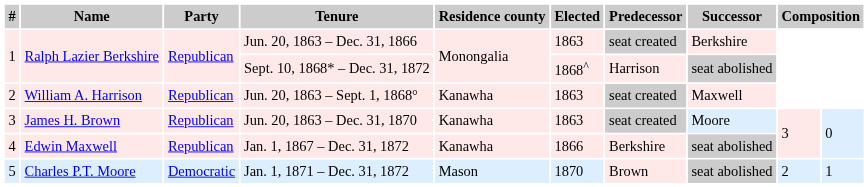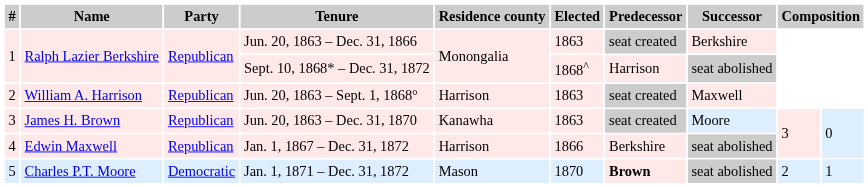(466, 96) Kanawha -> (464, 96) Harrison
(466, 146) Kanawha -> (464, 146) Harrison
(629, 171) normal -> (630, 171) bold
